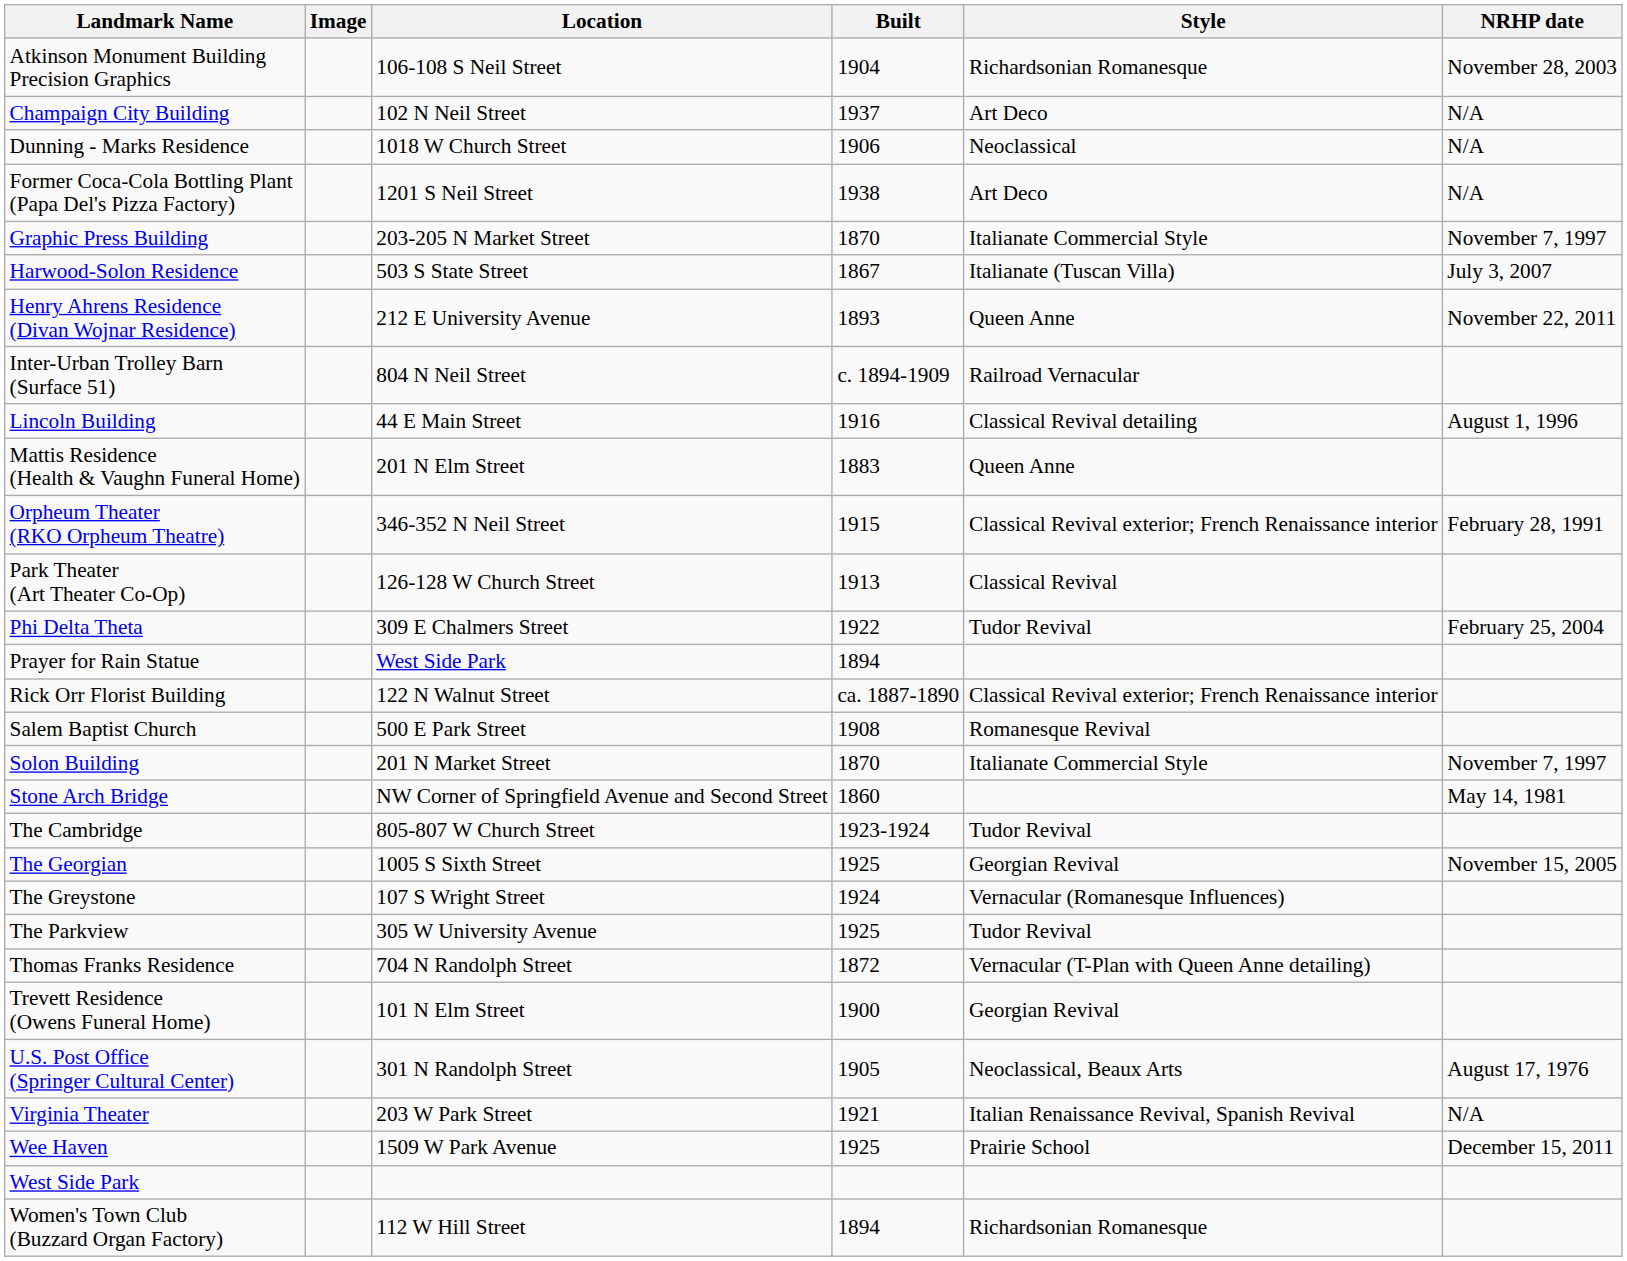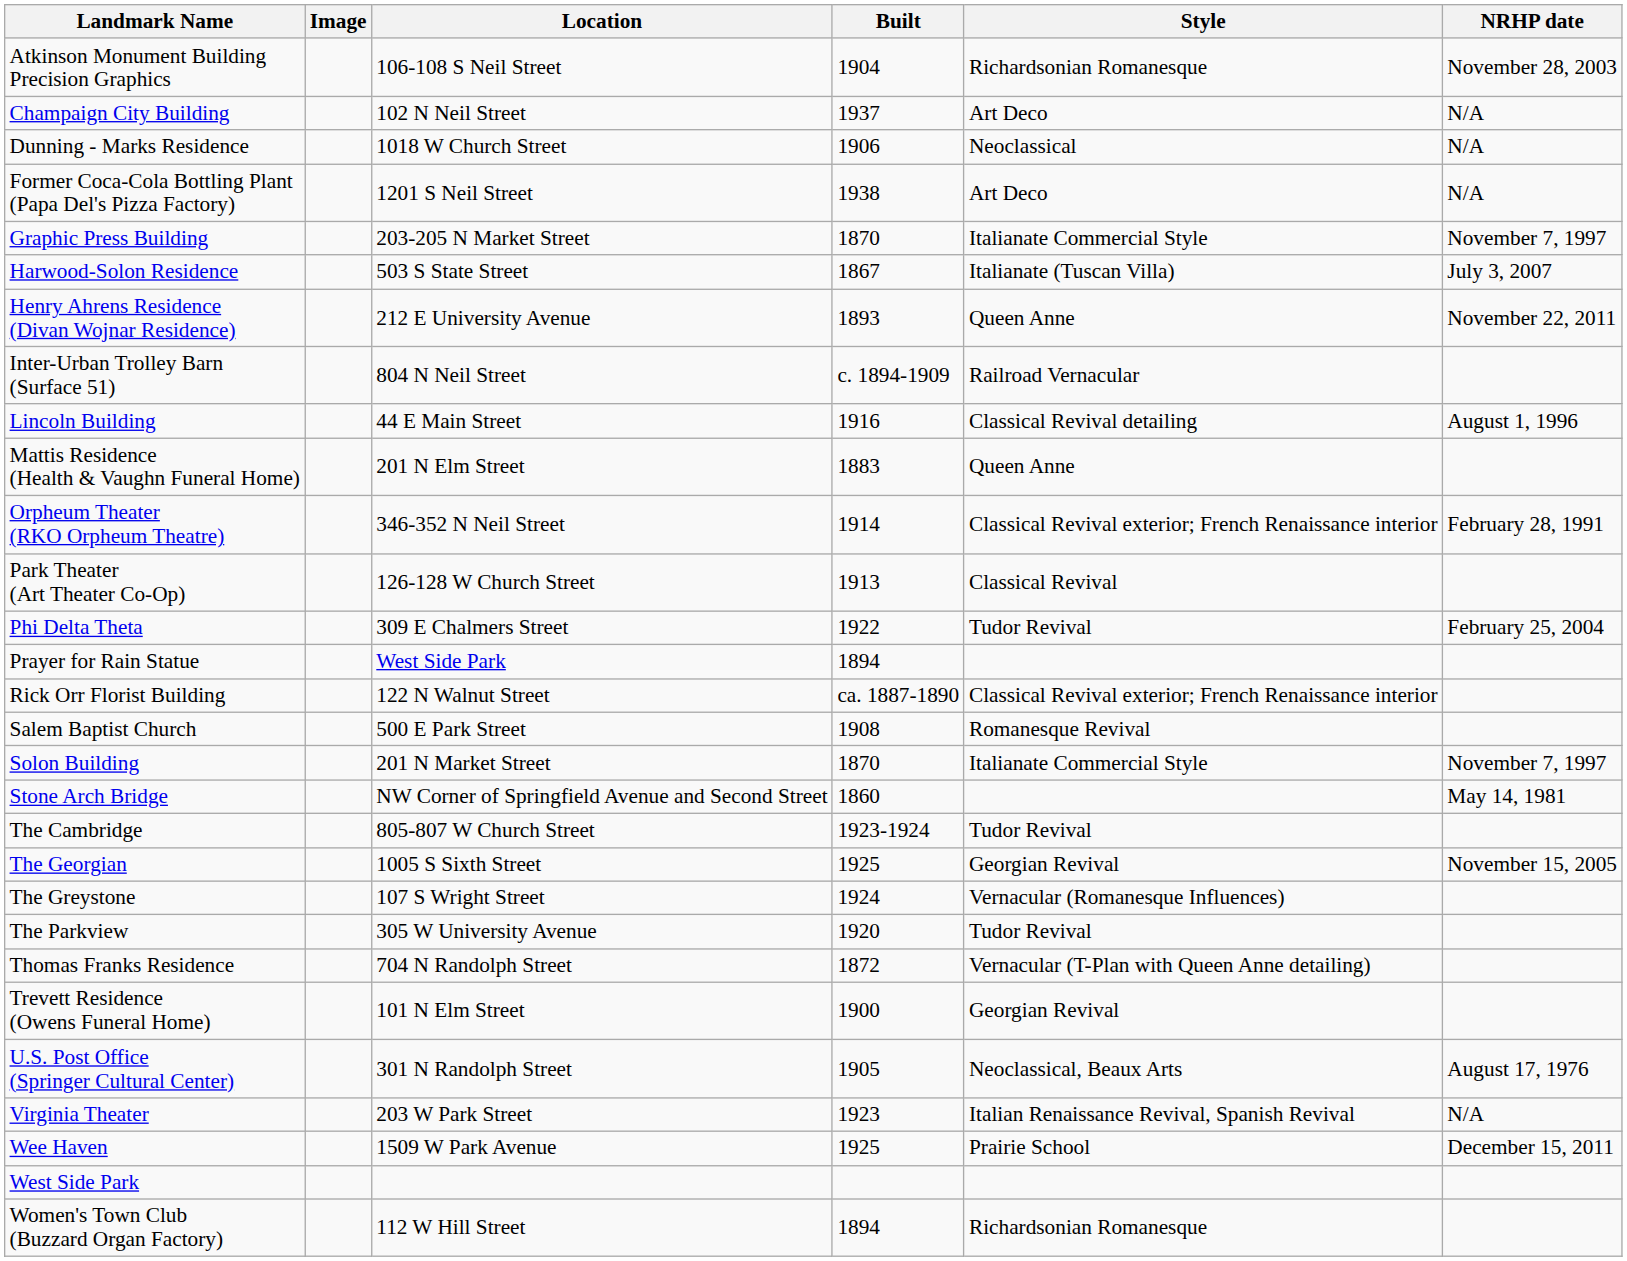(859, 524) 1915 -> (859, 524) 1914
(859, 931) 1925 -> (859, 931) 1920
(859, 1114) 1921 -> (859, 1114) 1923
